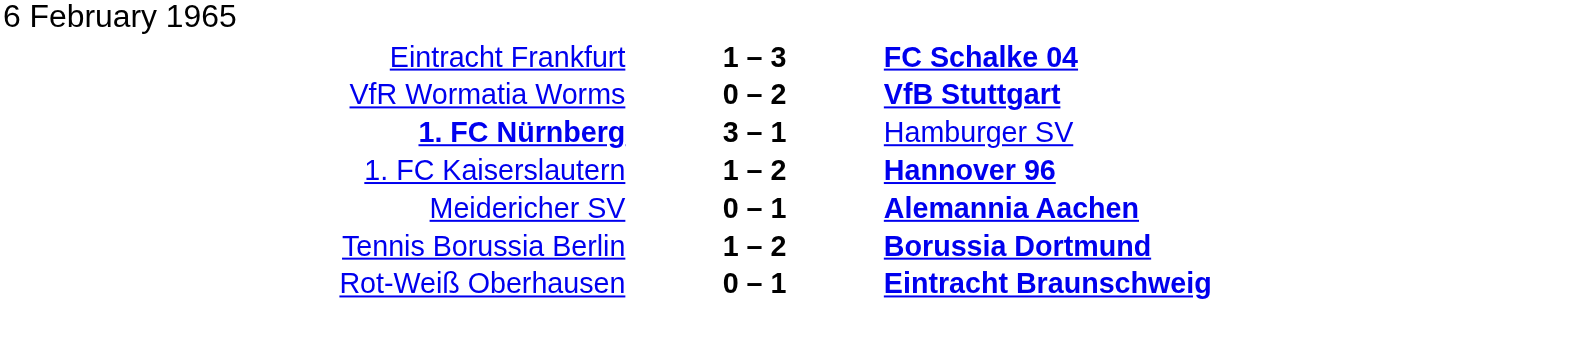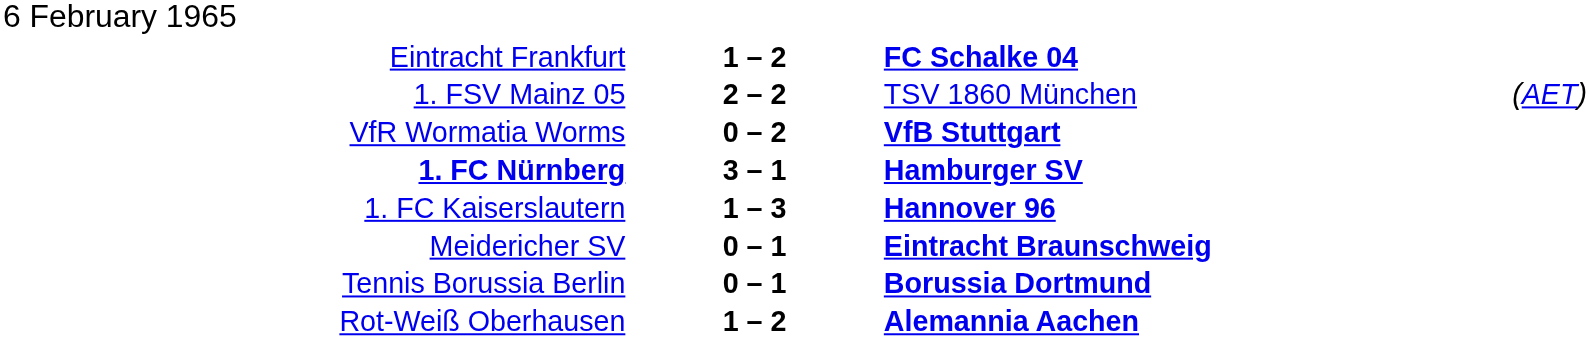(755, 57) 1 – 3 -> (755, 57) 1 – 2
+ row: (519, 94)
(979, 132) normal -> (983, 170) bold
(755, 170) 1 – 2 -> (755, 208) 1 – 3
(1011, 208) Alemannia Aachen -> (1048, 246) Eintracht Braunschweig
(755, 246) 1 – 2 -> (755, 284) 0 – 1
(755, 284) 0 – 1 -> (755, 321) 1 – 2
(1048, 284) Eintracht Braunschweig -> (1011, 321) Alemannia Aachen
